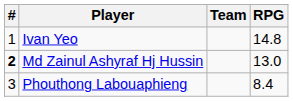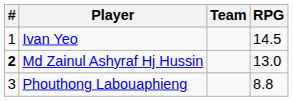(267, 38) 14.8 -> (267, 38) 14.5
(263, 84) 8.4 -> (263, 84) 8.8
